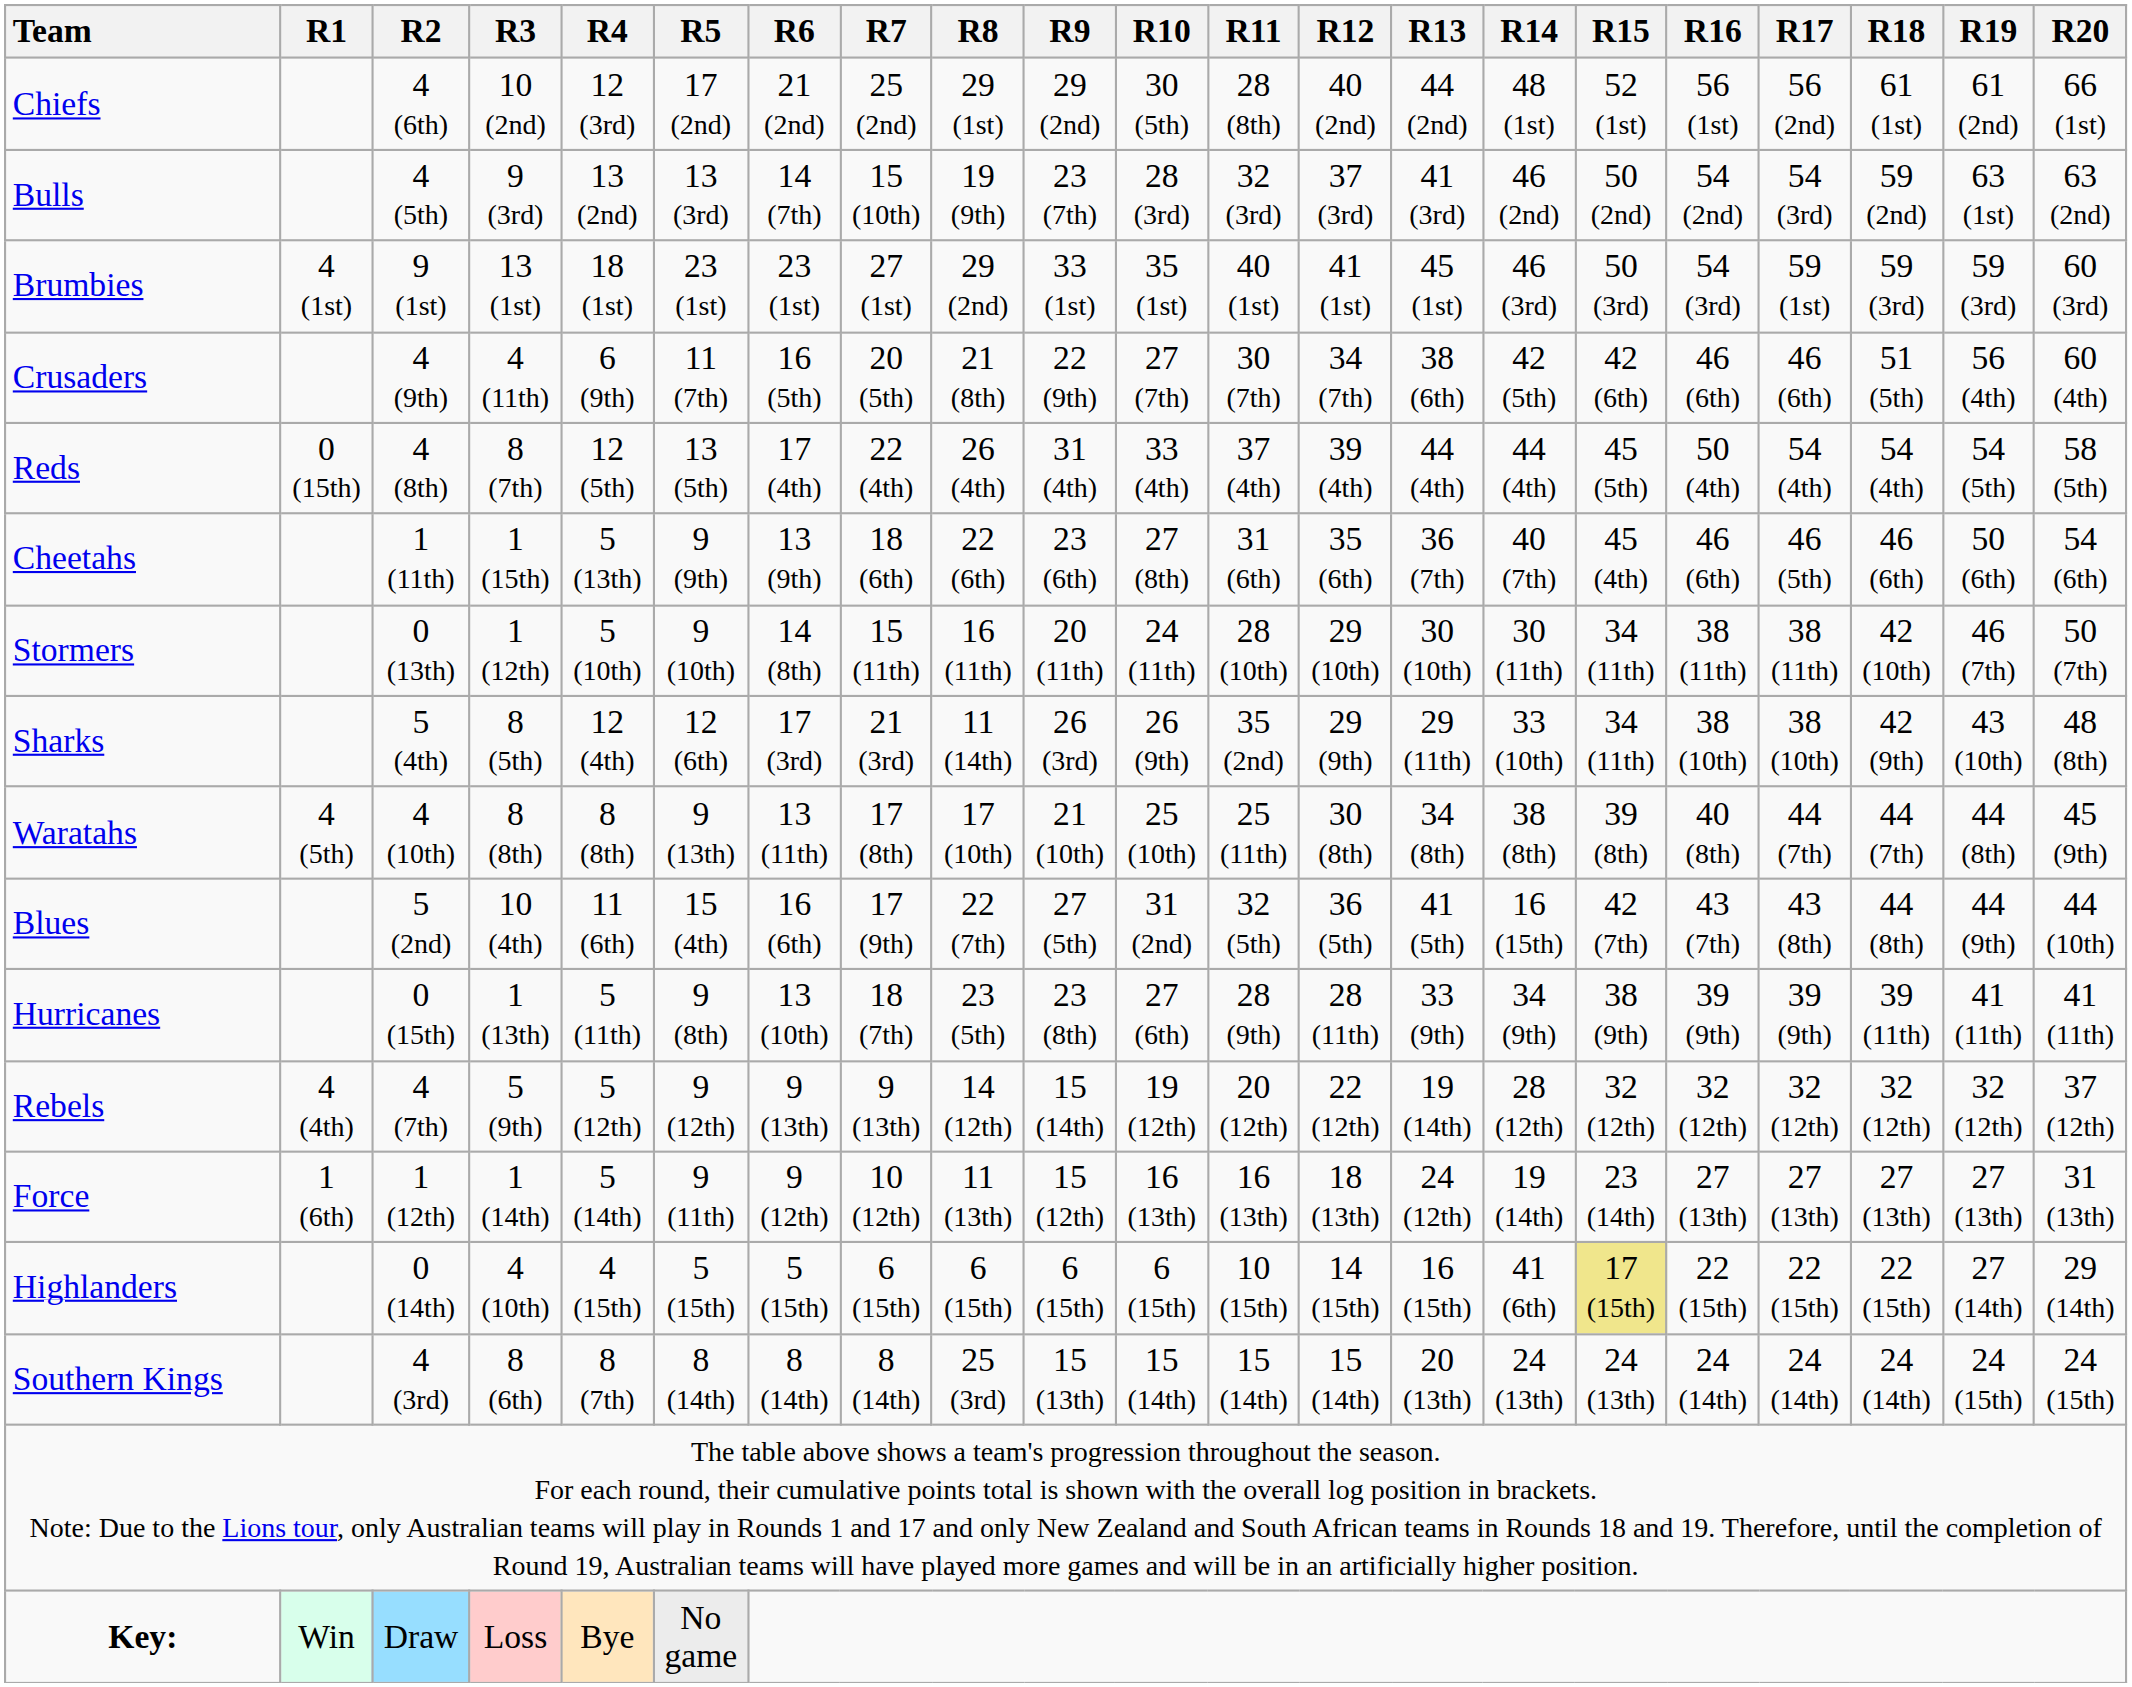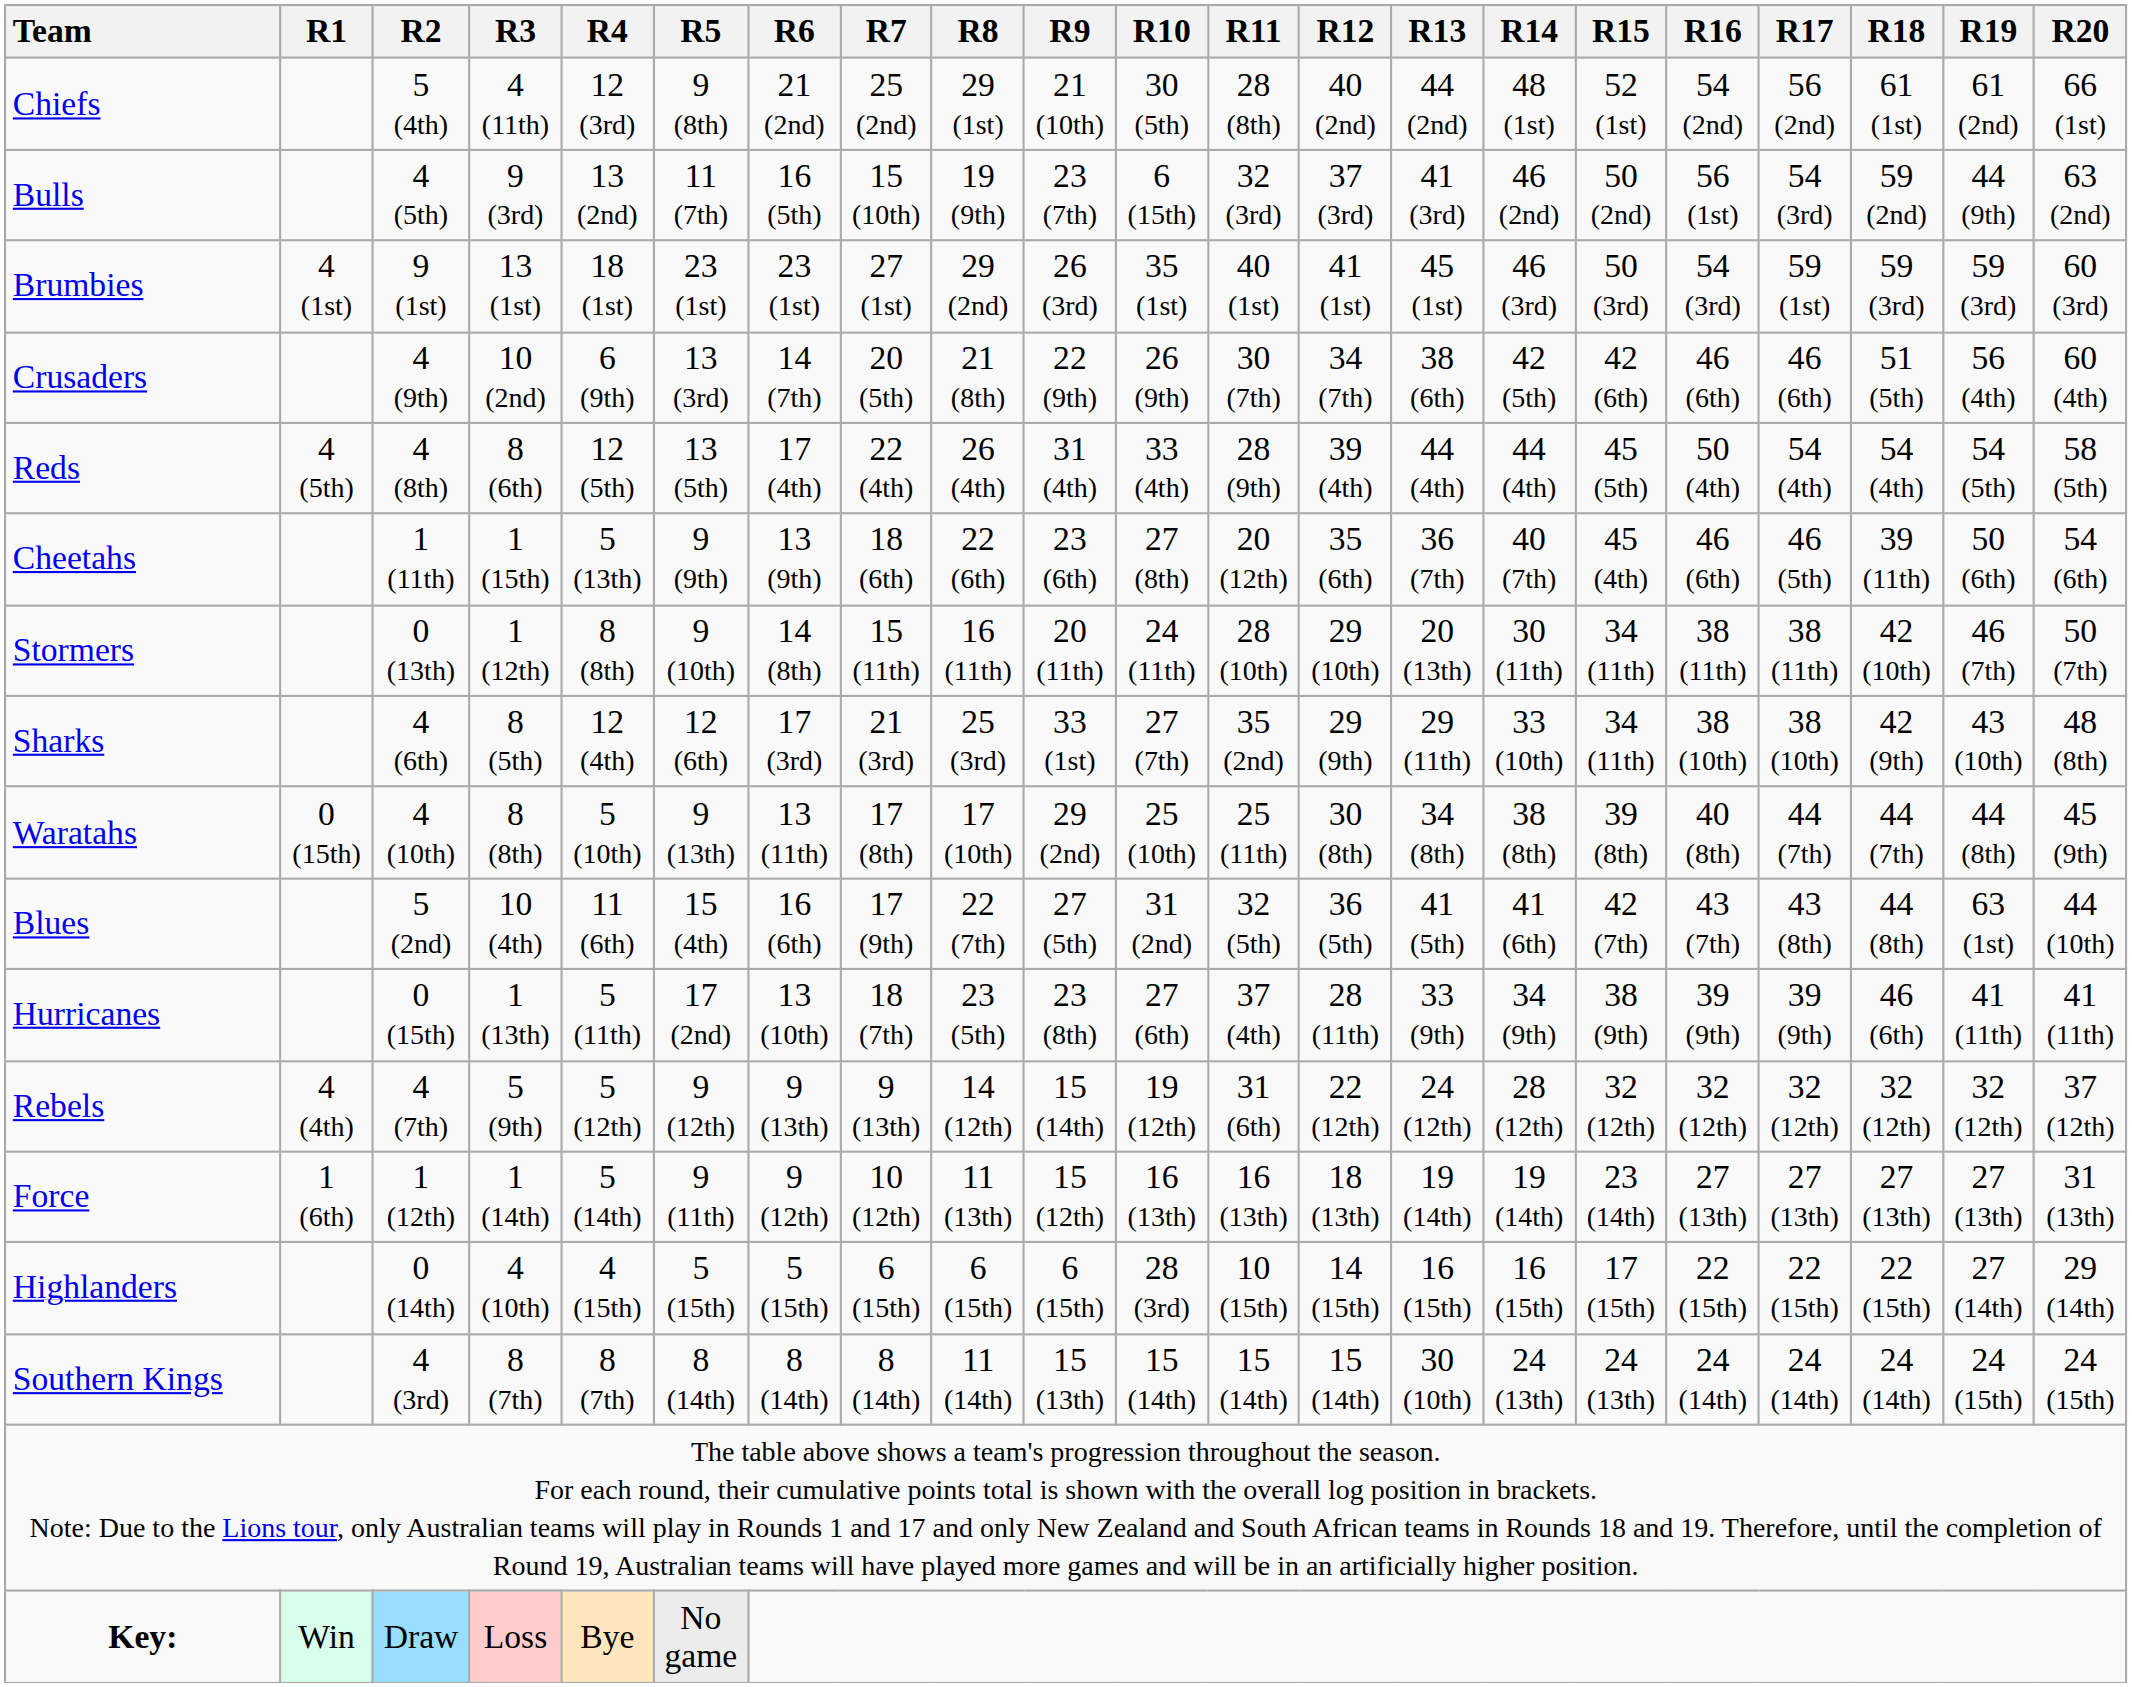(421, 103) 4 (6th) -> (421, 103) 5 (4th)
(515, 103) 10 (2nd) -> (515, 103) 4 (11th)
(701, 103) 17 (2nd) -> (701, 103) 9 (8th)
(1070, 103) 29 (2nd) -> (1070, 103) 21 (10th)
(1713, 103) 56 (1st) -> (1713, 103) 54 (2nd)
(701, 194) 13 (3rd) -> (701, 194) 11 (7th)
(794, 194) 14 (7th) -> (794, 194) 16 (5th)
(1162, 194) 28 (3rd) -> (1162, 194) 6 (15th)
(1713, 194) 54 (2nd) -> (1713, 194) 56 (1st)
(1988, 194) 63 (1st) -> (1988, 194) 44 (9th)
(1070, 285) 33 (1st) -> (1070, 285) 26 (3rd)
(515, 376) 4 (11th) -> (515, 376) 10 (2nd)
(701, 376) 11 (7th) -> (701, 376) 13 (3rd)
(794, 376) 16 (5th) -> (794, 376) 14 (7th)
(1162, 376) 27 (7th) -> (1162, 376) 26 (9th)
(327, 467) 0 (15th) -> (327, 467) 4 (5th)
(515, 467) 8 (7th) -> (515, 467) 8 (6th)
(1254, 467) 37 (4th) -> (1254, 467) 28 (9th)
(1254, 558) 31 (6th) -> (1254, 558) 20 (12th)
(1897, 558) 46 (6th) -> (1897, 558) 39 (11th)
(607, 649) 5 (10th) -> (607, 649) 8 (8th)
(1437, 649) 30 (10th) -> (1437, 649) 20 (13th)
(421, 740) 5 (4th) -> (421, 740) 4 (6th)
(978, 740) 11 (14th) -> (978, 740) 25 (3rd)
(1070, 740) 26 (3rd) -> (1070, 740) 33 (1st)
(1162, 740) 26 (9th) -> (1162, 740) 27 (7th)
(327, 832) 4 (5th) -> (327, 832) 0 (15th)
(607, 832) 8 (8th) -> (607, 832) 5 (10th)
(1070, 832) 21 (10th) -> (1070, 832) 29 (2nd)
(1529, 923) 16 (15th) -> (1529, 923) 41 (6th)
(1988, 923) 44 (9th) -> (1988, 923) 63 (1st)
(701, 1014) 9 (8th) -> (701, 1014) 17 (2nd)
(1254, 1014) 28 (9th) -> (1254, 1014) 37 (4th)
(1897, 1014) 39 (11th) -> (1897, 1014) 46 (6th)
(1254, 1105) 20 (12th) -> (1254, 1105) 31 (6th)
(1437, 1105) 19 (14th) -> (1437, 1105) 24 (12th)
(1437, 1196) 24 (12th) -> (1437, 1196) 19 (14th)
(1162, 1287) 6 (15th) -> (1162, 1287) 28 (3rd)
(1529, 1287) 41 (6th) -> (1529, 1287) 16 (15th)
(1621, 1287) khaki background -> (1621, 1287) no background
(515, 1378) 8 (6th) -> (515, 1378) 8 (7th)
(978, 1378) 25 (3rd) -> (978, 1378) 11 (14th)
(1437, 1378) 20 (13th) -> (1437, 1378) 30 (10th)
